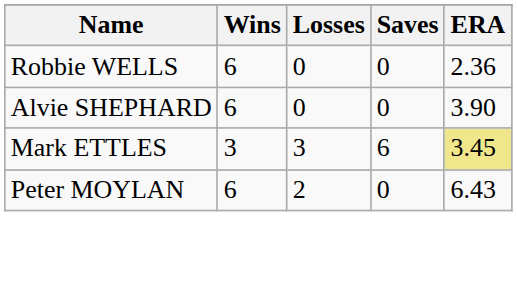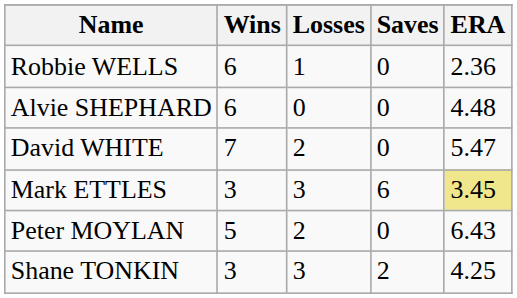(299, 66) 0 -> (299, 66) 1
(473, 107) 3.90 -> (473, 107) 4.48
+ row: (87, 148)
(230, 189) 6 -> (230, 230) 5
+ row: (95, 271)
